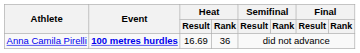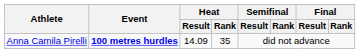(196, 41) 16.69 -> (196, 41) 14.09
(225, 41) 36 -> (225, 41) 35
